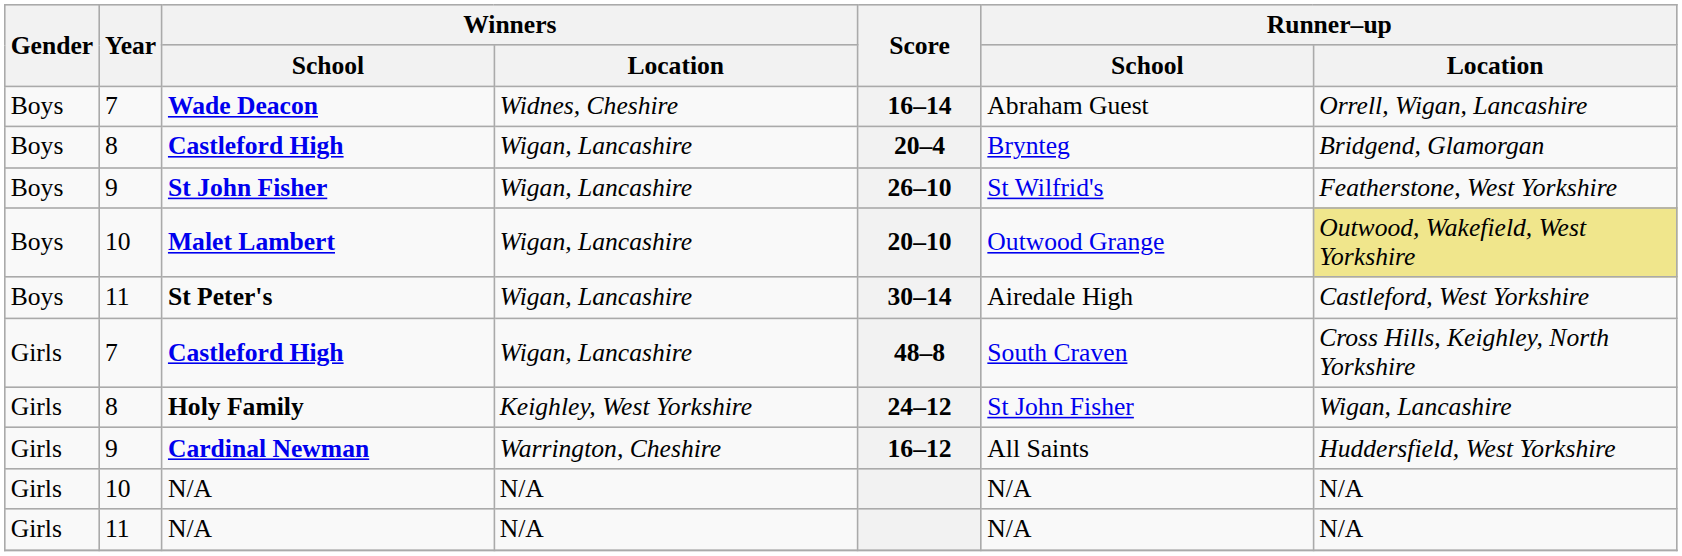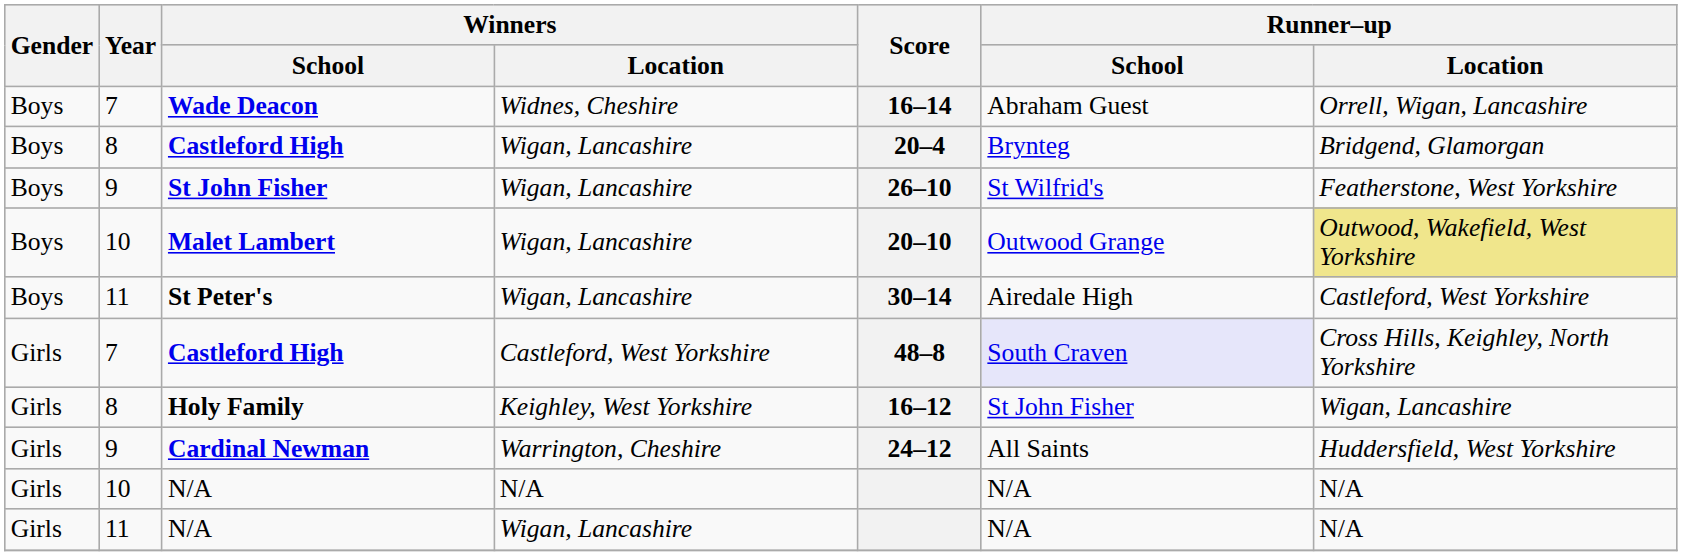(596, 352) Wigan, Lancashire -> (635, 352) Castleford, West Yorkshire
(1057, 352) no background -> (1057, 352) lavender background
(920, 407) 24–12 -> (920, 407) 16–12
(920, 447) 16–12 -> (920, 447) 24–12
(522, 529) N/A -> (596, 529) Wigan, Lancashire
